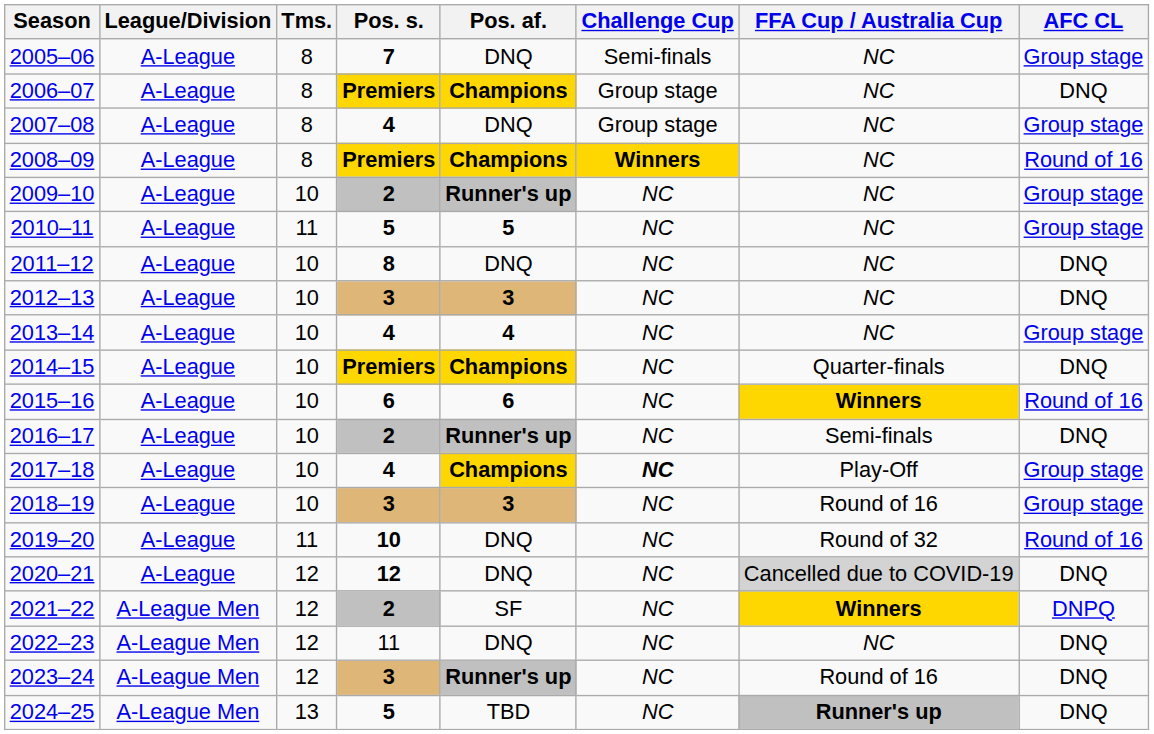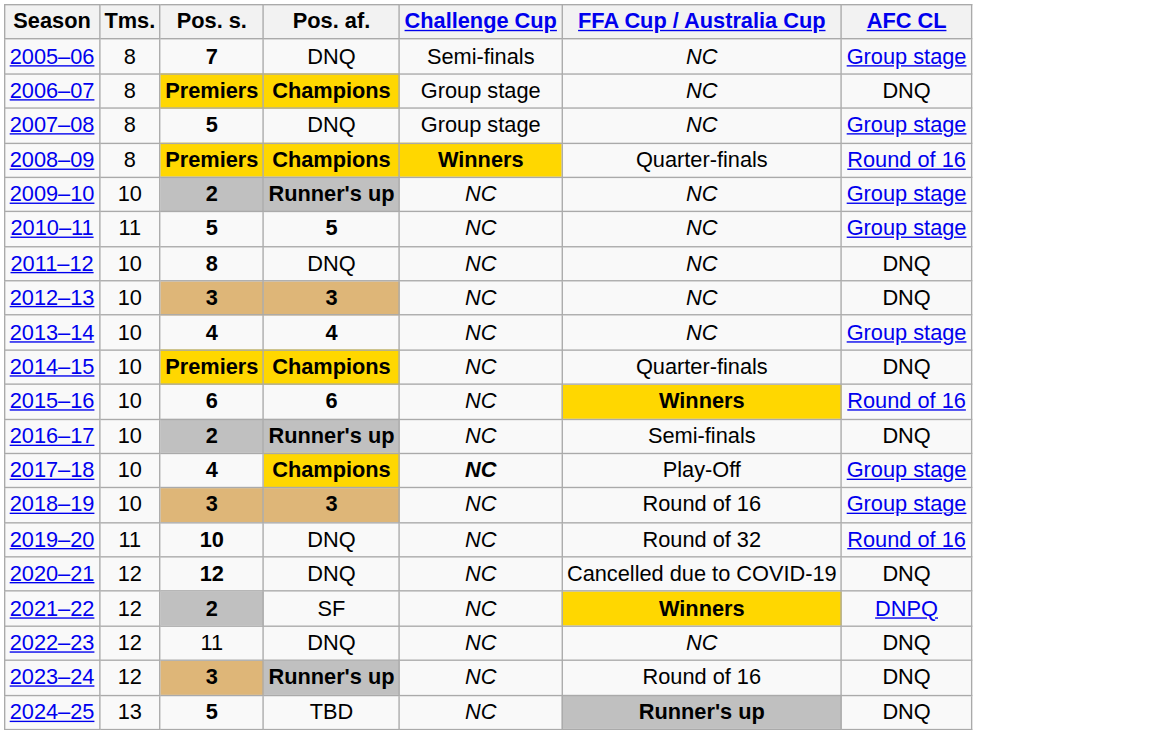- column: (188, 21)
(389, 125) 4 -> (212, 125) 5
(879, 159) NC -> (702, 159) Quarter-finals
(879, 573) lightgrey background -> (702, 573) no background
